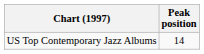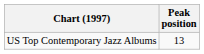(179, 40) 14 -> (179, 40) 13
